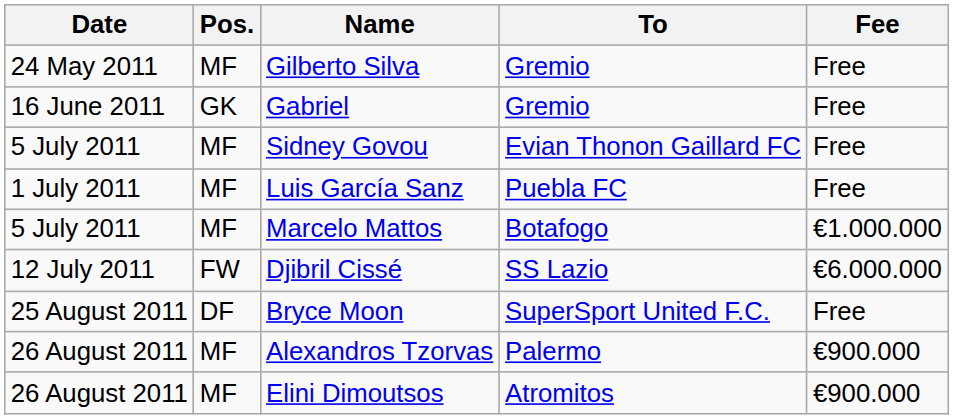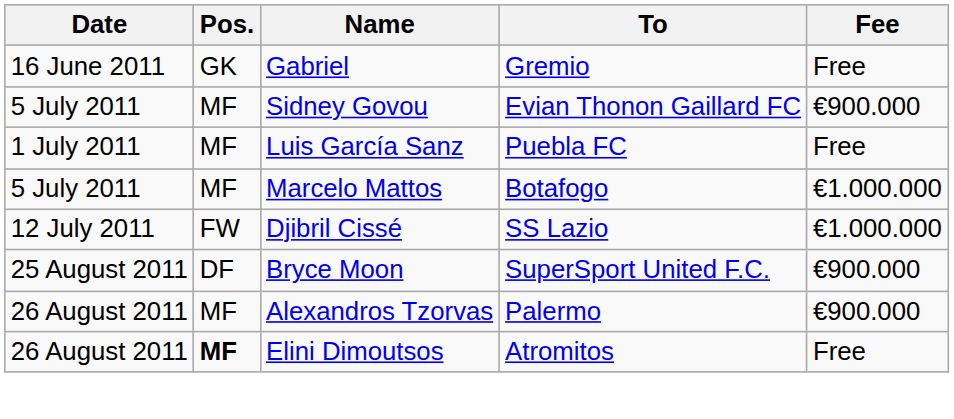- row: (343, 65)
(839, 147) Free -> (867, 106) €900.000
(877, 270) €6.000.000 -> (877, 229) €1.000.000
(839, 310) Free -> (867, 270) €900.000
(218, 392) normal -> (218, 351) bold
(867, 392) €900.000 -> (839, 351) Free
